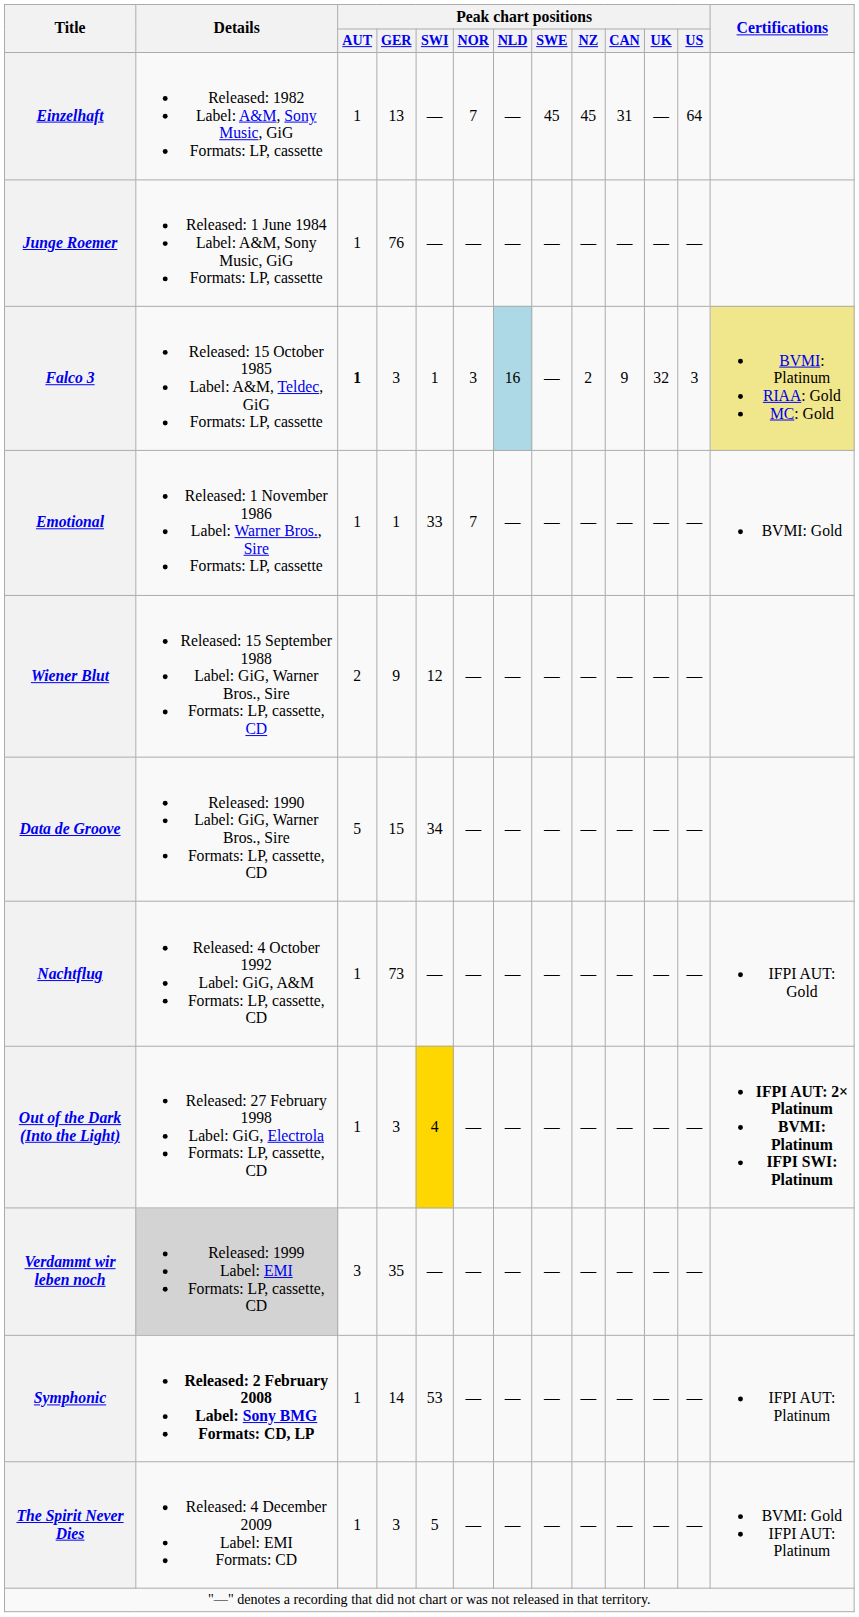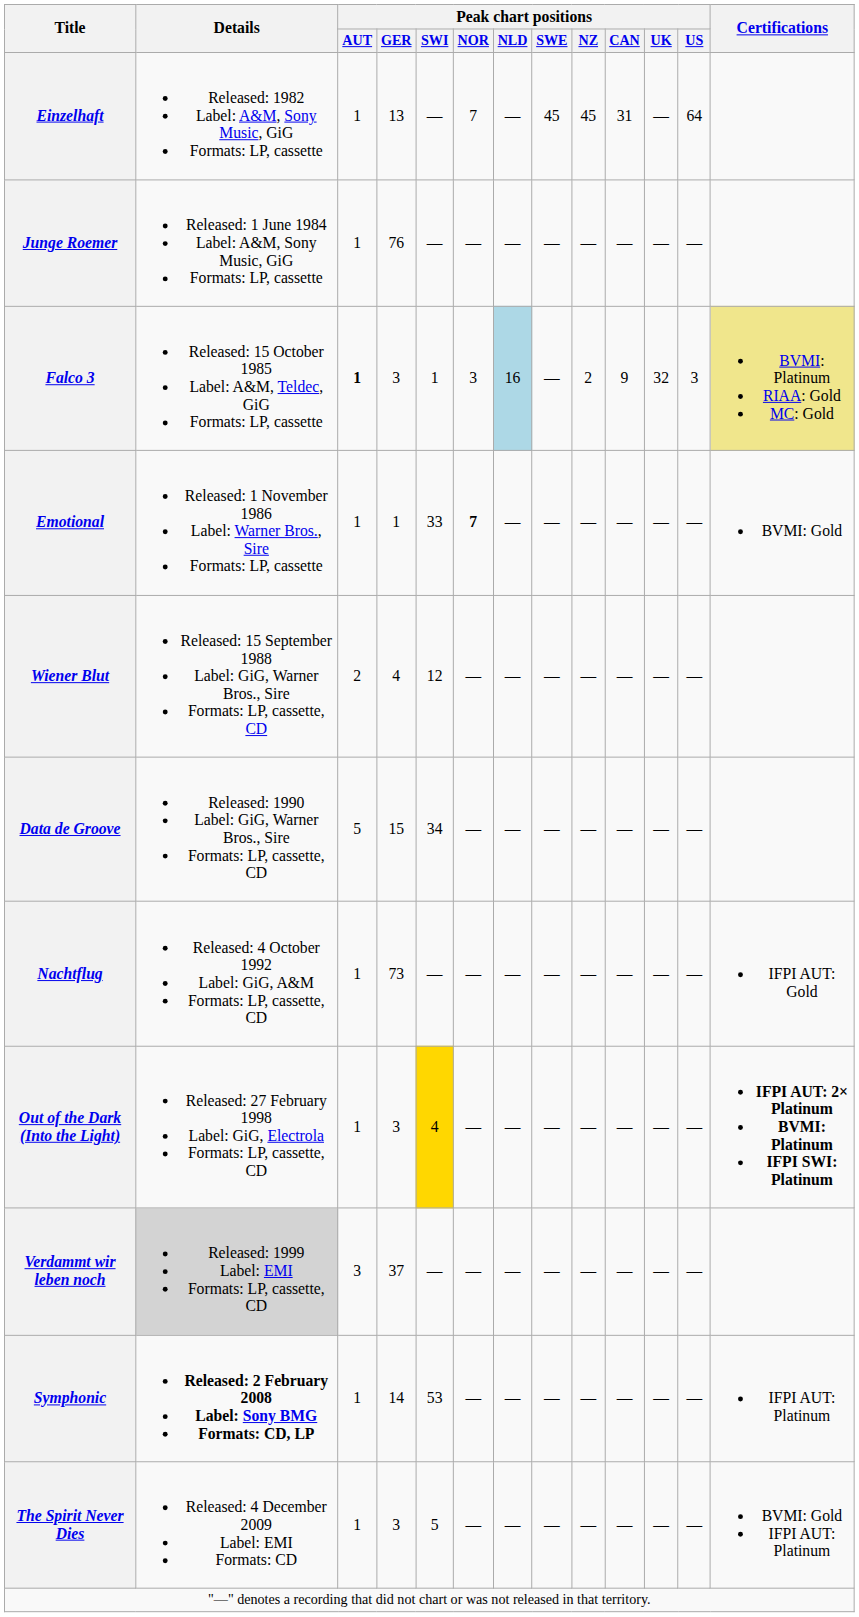(473, 522) normal -> (473, 522) bold
(396, 676) 9 -> (396, 676) 4
(396, 1271) 35 -> (396, 1271) 37
